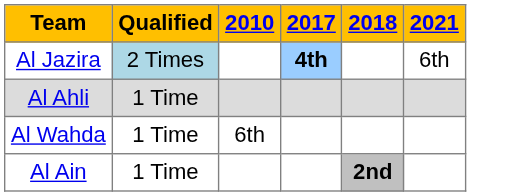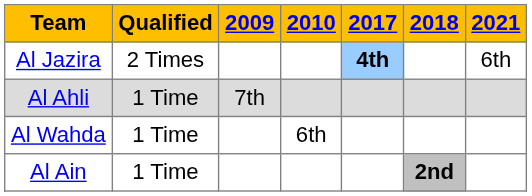+ column: (250, 23)
(165, 60) lightblue background -> (165, 60) no background
